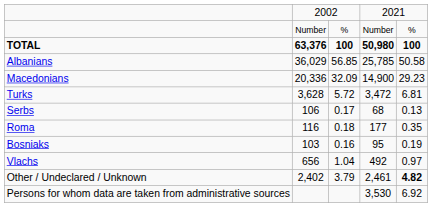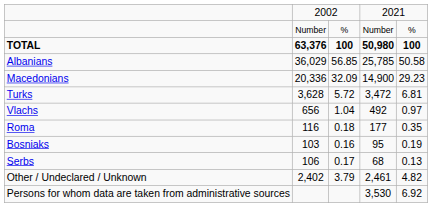rows swapped: (22, 161) <-> (20, 111)
(412, 177) bold -> (412, 177) normal
